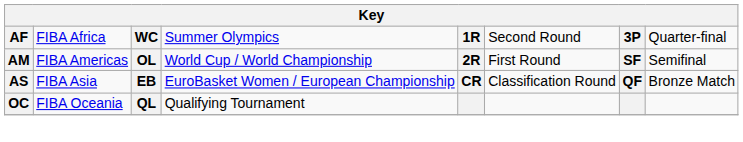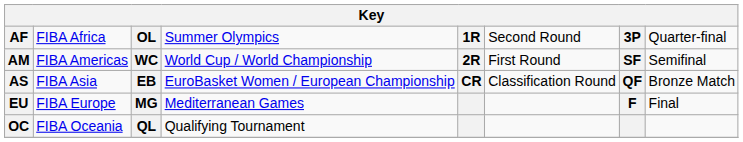(146, 37) WC -> (146, 37) OL
(146, 59) OL -> (146, 59) WC
+ row: (19, 103)
